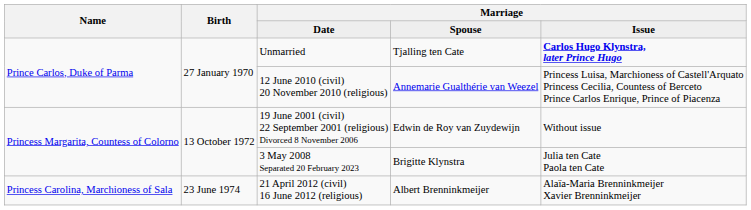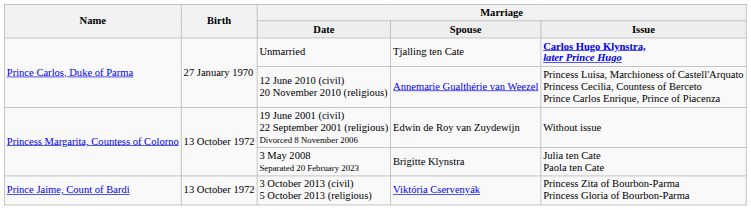+ row: (316, 190)
- row: (311, 190)
